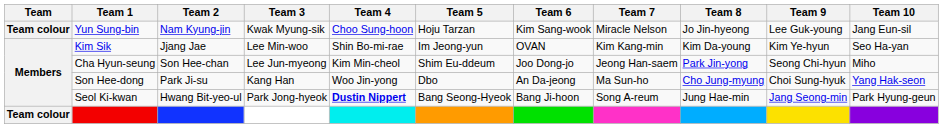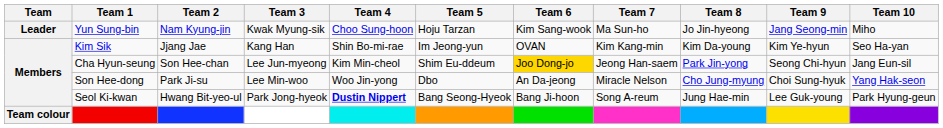(38, 30) Team colour -> (38, 30) Leader
(631, 30) Miracle Nelson -> (622, 30) Ma Sun-ho
(806, 30) Lee Guk-young -> (808, 30) Jang Seong-min
(882, 30) Jang Eun-sil -> (864, 30) Miho
(277, 47) Lee Min-woo -> (270, 47) Kang Han
(545, 64) no background -> (545, 64) gold background
(864, 64) Miho -> (882, 64) Jang Eun-sil
(270, 81) Kang Han -> (277, 81) Lee Min-woo
(622, 81) Ma Sun-ho -> (631, 81) Miracle Nelson
(808, 98) Jang Seong-min -> (806, 98) Lee Guk-young
